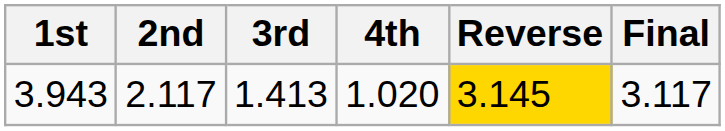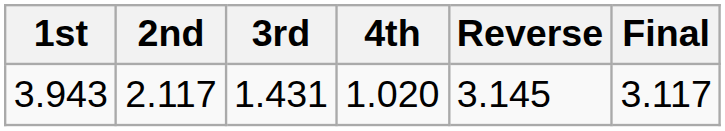(281, 93) 1.413 -> (281, 93) 1.431
(504, 93) gold background -> (504, 93) no background
